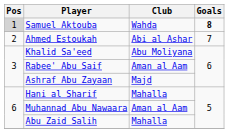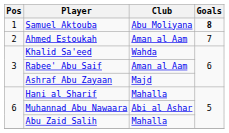(14, 25) lightgrey background -> (14, 25) no background
(144, 25) Wahda -> (162, 25) Abu Moliyana
(162, 39) Abi al Ashar -> (159, 39) Aman al Aam
(162, 53) Abu Moliyana -> (144, 53) Wahda
(159, 108) Aman al Aam -> (162, 108) Abi al Ashar
